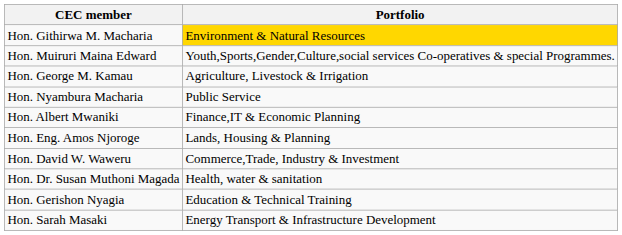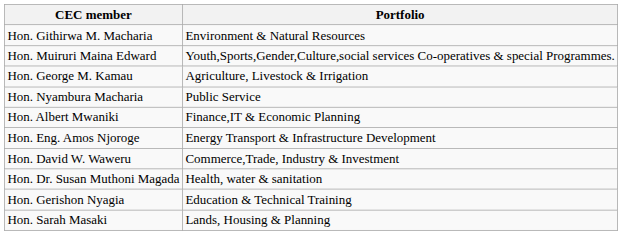(275, 35) gold background -> (275, 35) no background
(258, 138) Lands, Housing & Planning -> (311, 138) Energy Transport & Infrastructure Development
(311, 220) Energy Transport & Infrastructure Development -> (258, 220) Lands, Housing & Planning
